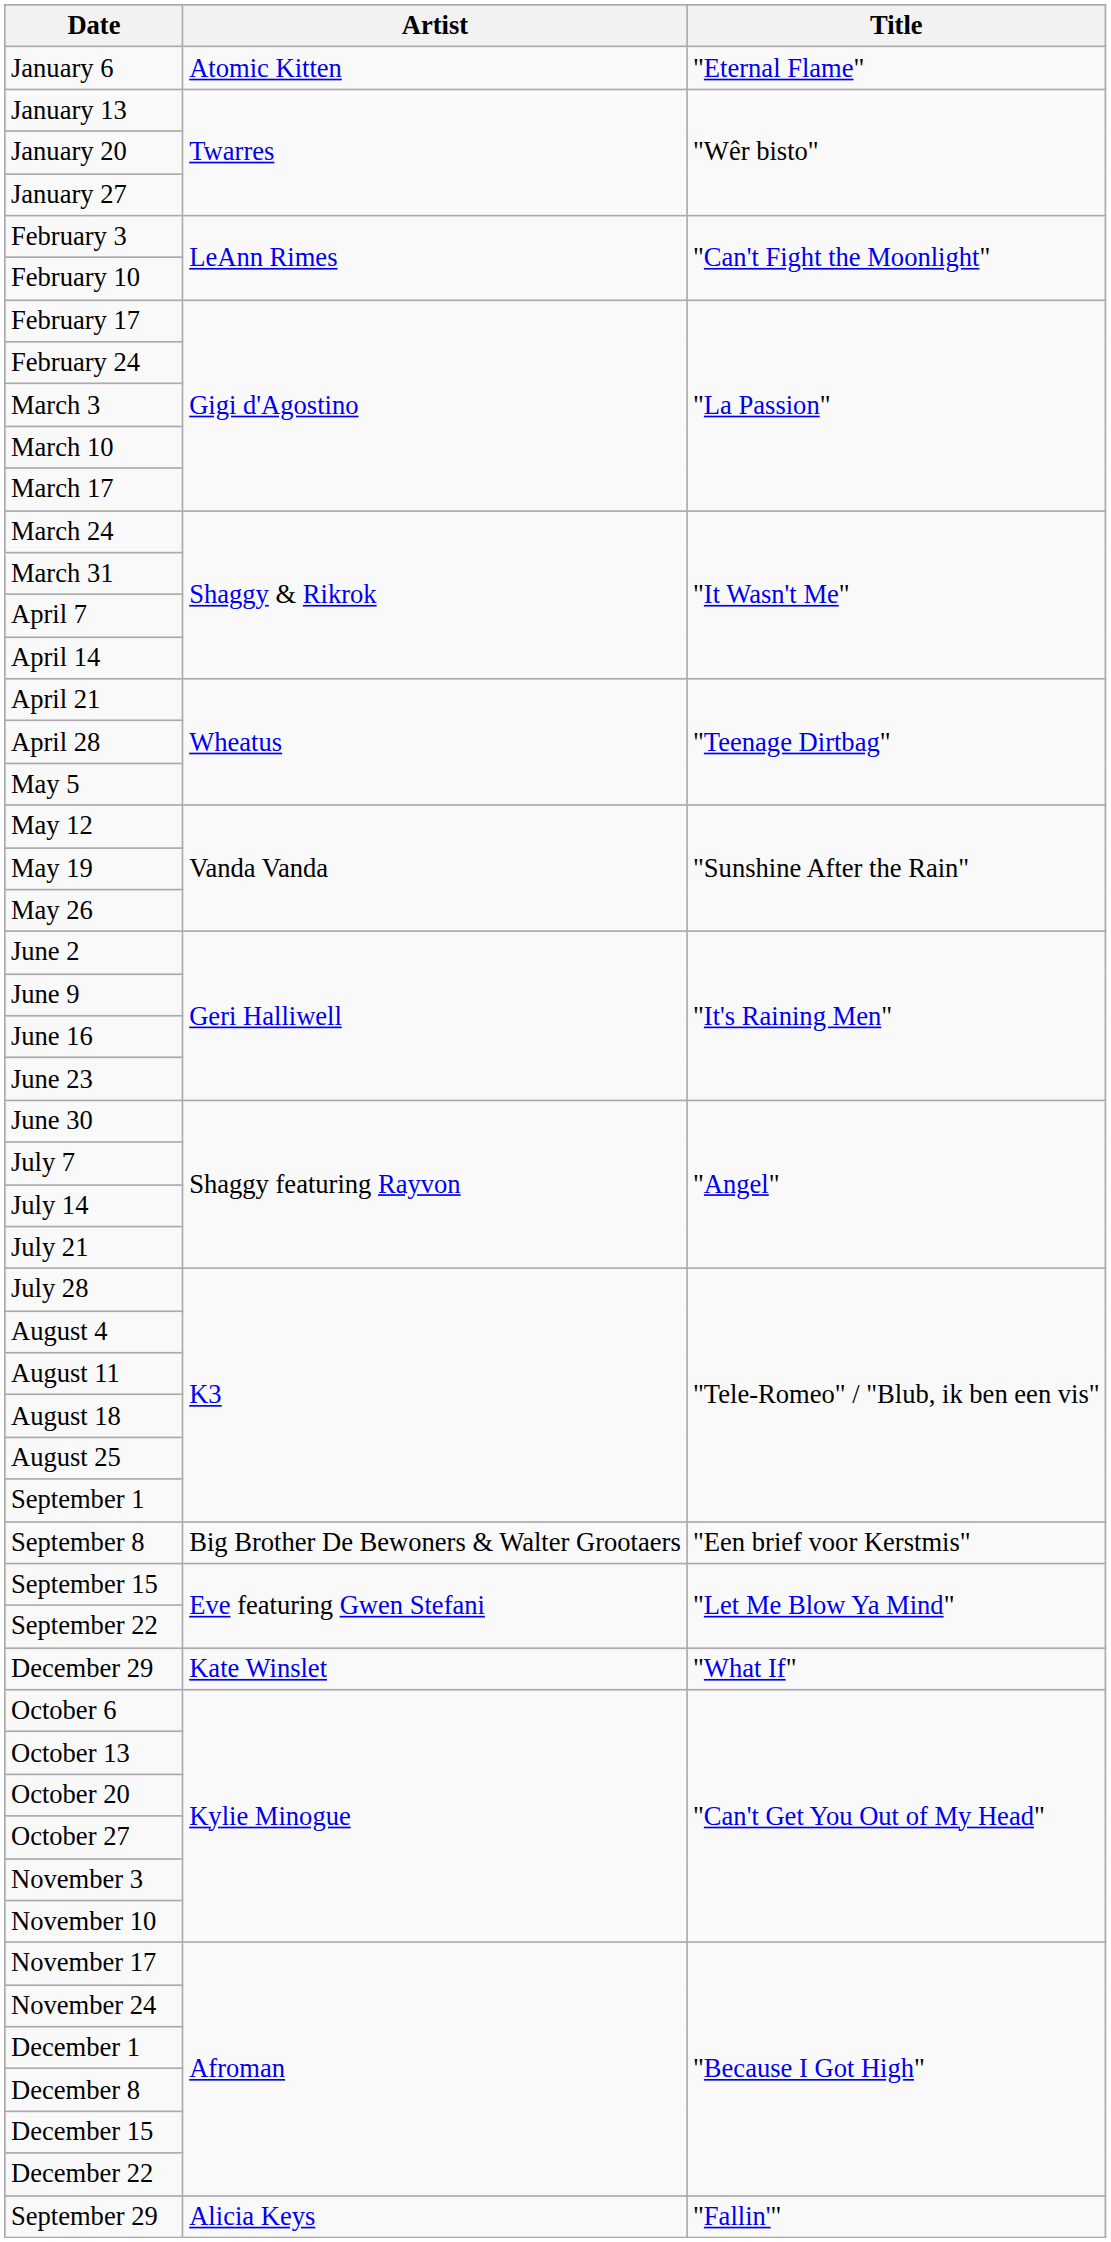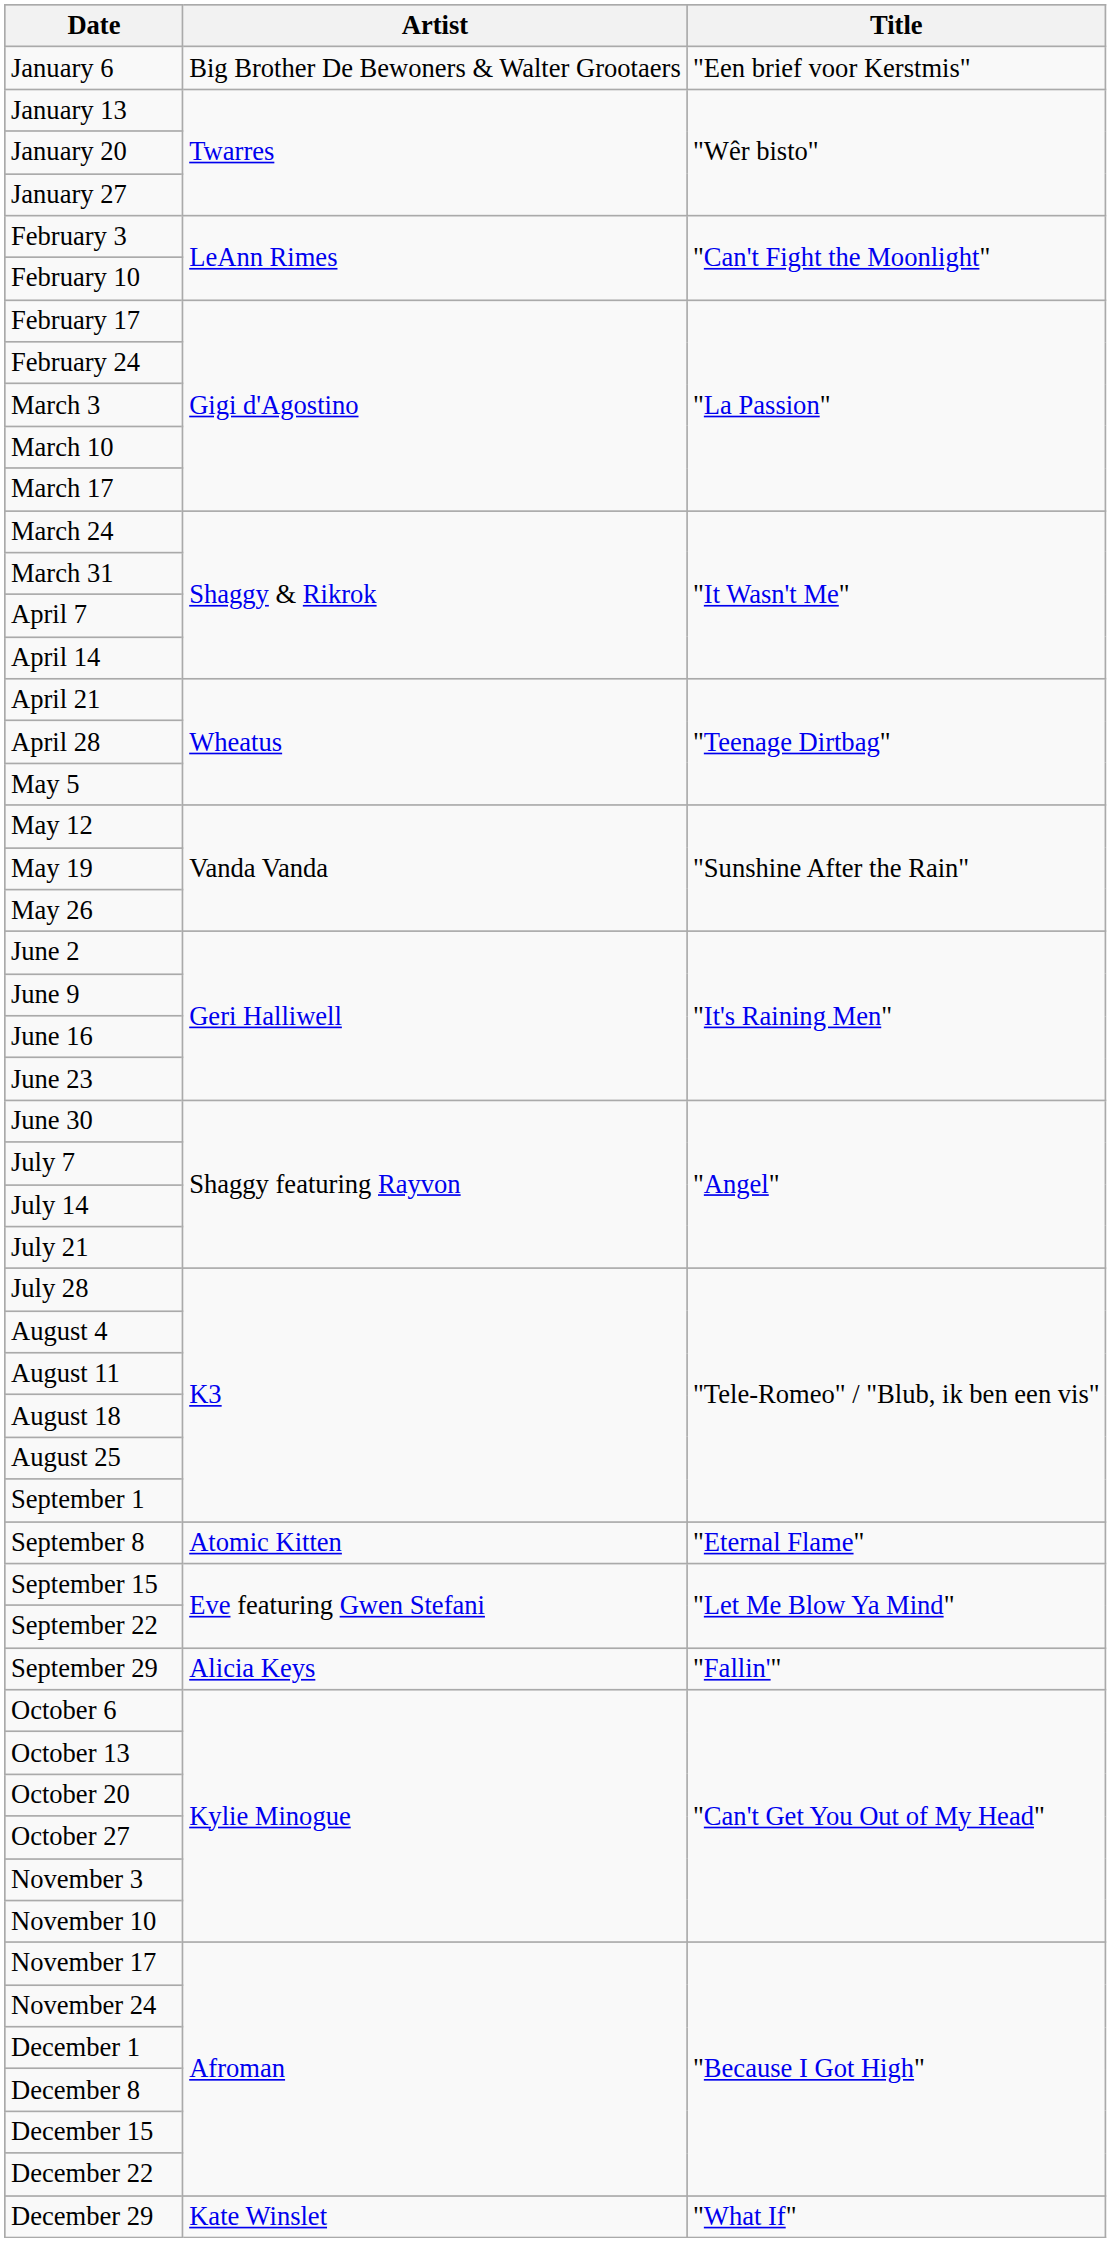(266, 67) Atomic Kitten -> (435, 67) Big Brother De Bewoners & Walter Grootaers
(779, 67) "Eternal Flame" -> (832, 67) "Een brief voor Kerstmis"
(435, 1541) Big Brother De Bewoners & Walter Grootaers -> (266, 1541) Atomic Kitten
(832, 1541) "Een brief voor Kerstmis" -> (779, 1541) "Eternal Flame"
rows swapped: (84, 2215) <-> (82, 1668)
